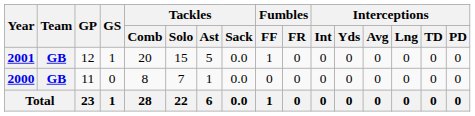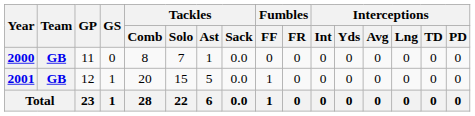rows swapped: (21, 79) <-> (21, 57)
